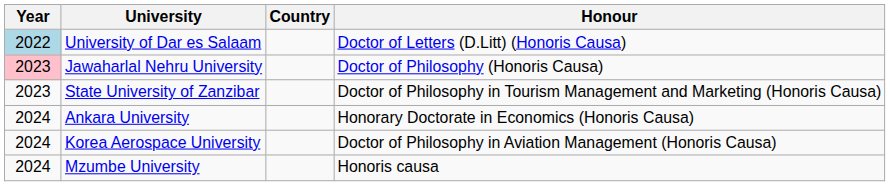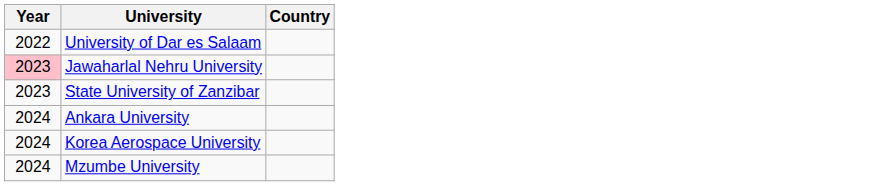- column: (609, 17)
(33, 42) lightblue background -> (33, 42) no background
